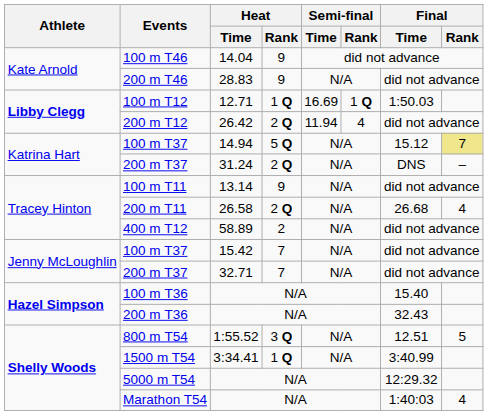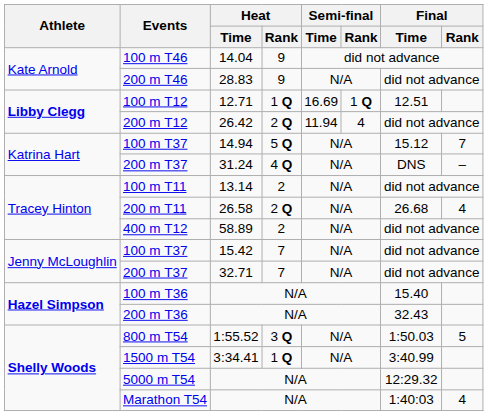(411, 101) 1:50.03 -> (411, 101) 12.51
(462, 144) khaki background -> (462, 144) no background
(281, 165) 2 Q -> (281, 165) 4 Q
(281, 187) 9 -> (281, 187) 2
(411, 336) 12.51 -> (411, 336) 1:50.03
